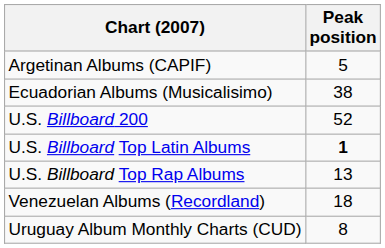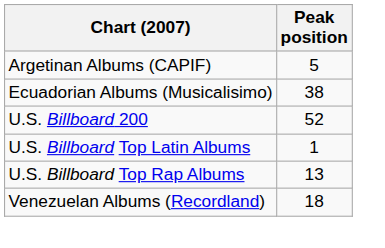(343, 147) bold -> (314, 147) normal
- row: (155, 229)
